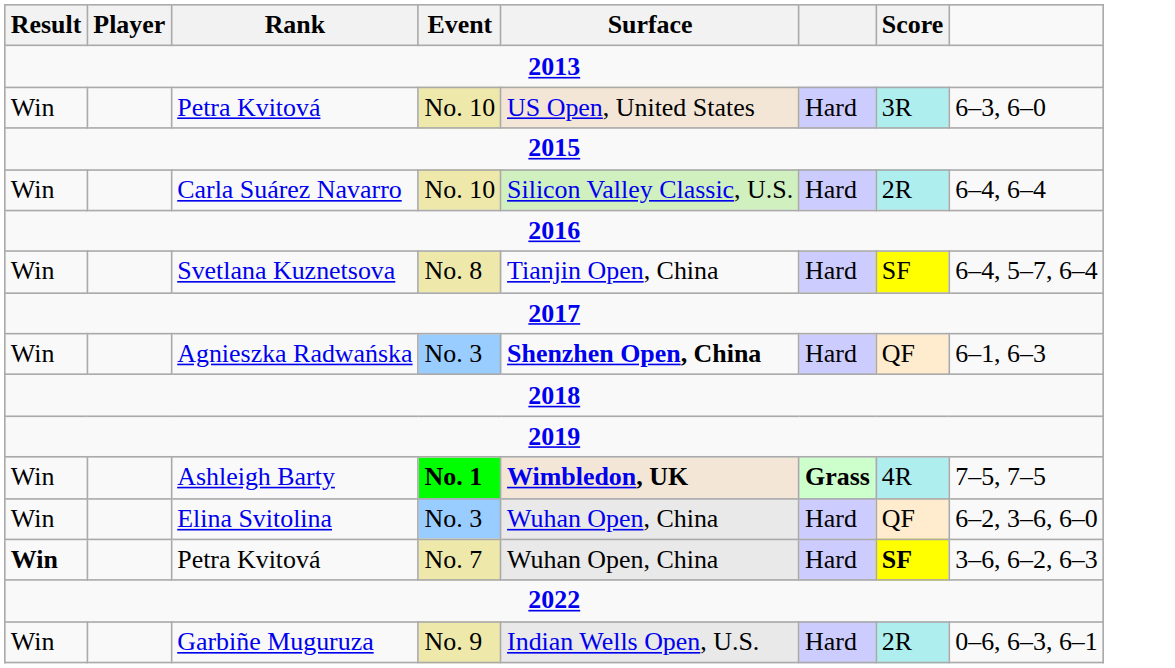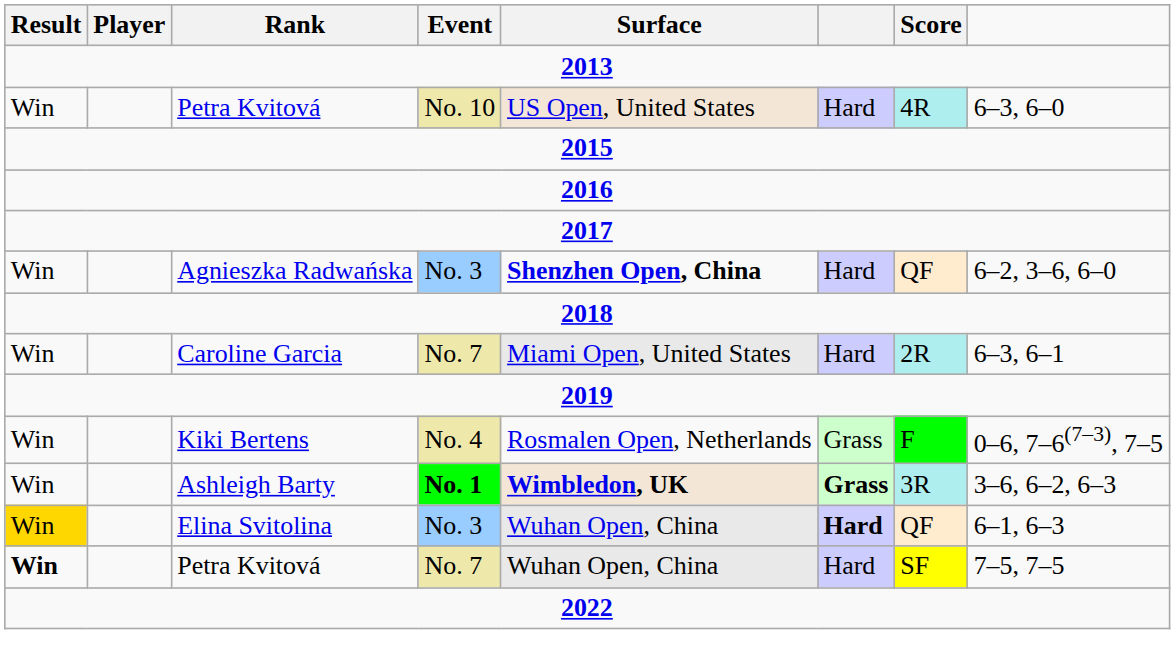(897, 107) 3R -> (915, 107) 4R
- row: (289, 189)
- row: (286, 271)
(1001, 353) 6–1, 6–3 -> (1045, 271) 6–2, 3–6, 6–0
+ row: (260, 353)
+ row: (243, 439)
(897, 477) 4R -> (915, 484) 3R
(1001, 477) 7–5, 7–5 -> (1045, 484) 3–6, 6–2, 6–3
(33, 518) no background -> (33, 525) gold background
(831, 518) normal -> (853, 525) bold
(1026, 518) 6–2, 3–6, 6–0 -> (1019, 525) 6–1, 6–3
(897, 559) bold -> (915, 566) normal
(1026, 559) 3–6, 6–2, 6–3 -> (1019, 566) 7–5, 7–5
- row: (275, 641)
